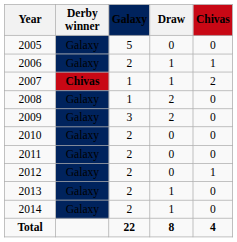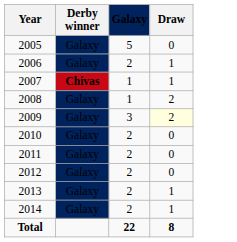- column: (213, 20)
(171, 117) no background -> (171, 117) lightyellow background
